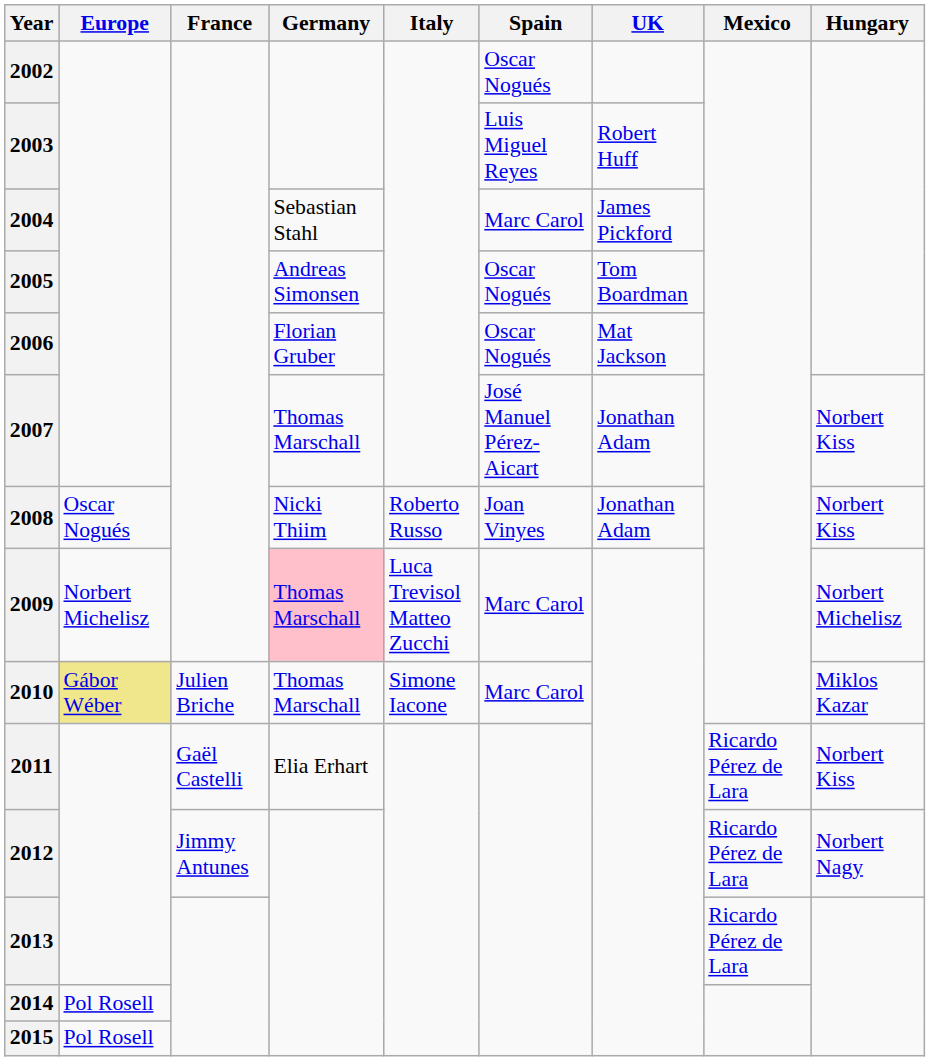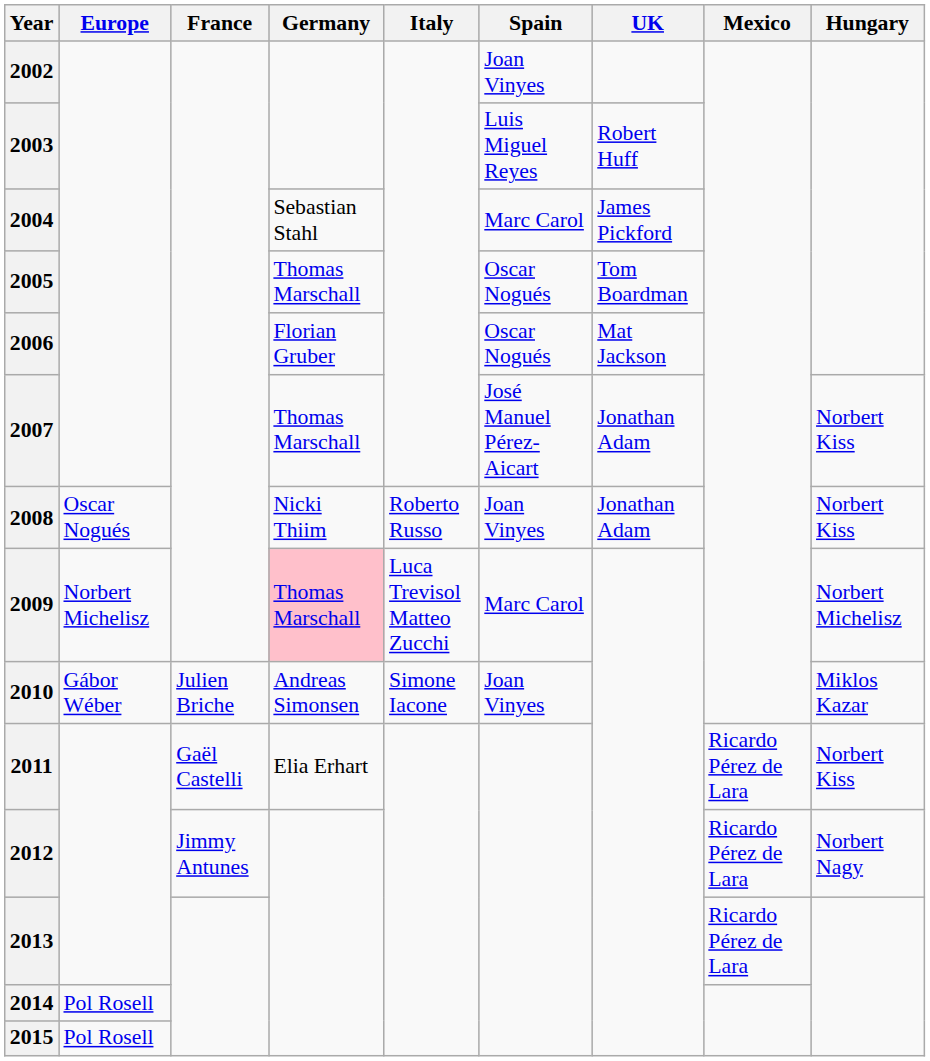(517, 71) Oscar Nogués -> (514, 71) Joan Vinyes
(316, 281) Andreas Simonsen -> (317, 281) Thomas Marschall
(92, 692) khaki background -> (92, 692) no background
(317, 692) Thomas Marschall -> (316, 692) Andreas Simonsen
(534, 692) Marc Carol -> (514, 692) Joan Vinyes
